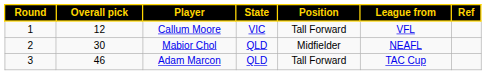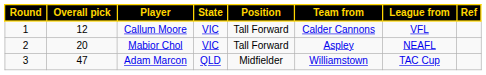+ column: (339, 13)
(99, 45) 30 -> (82, 45) 20
(257, 45) QLD -> (210, 45) VIC
(319, 45) Midfielder -> (261, 45) Tall Forward
(99, 61) 46 -> (82, 61) 47
(319, 61) Tall Forward -> (261, 61) Midfielder
